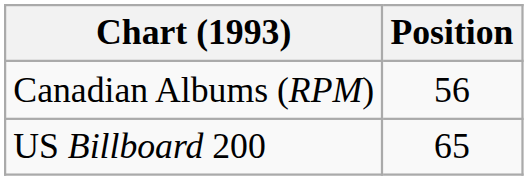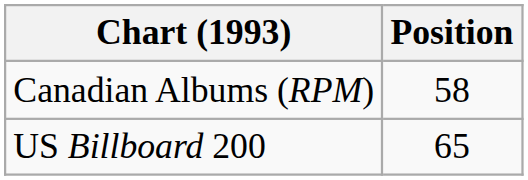(452, 89) 56 -> (452, 89) 58
